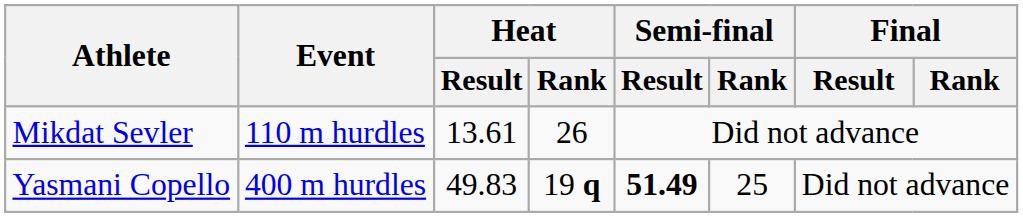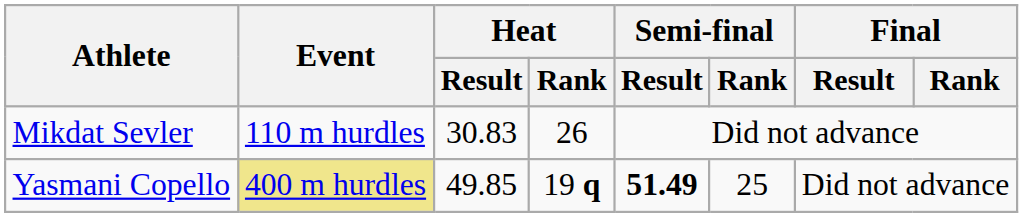(482, 132) 13.61 -> (482, 132) 30.83
(336, 184) no background -> (336, 184) khaki background
(482, 184) 49.83 -> (482, 184) 49.85
